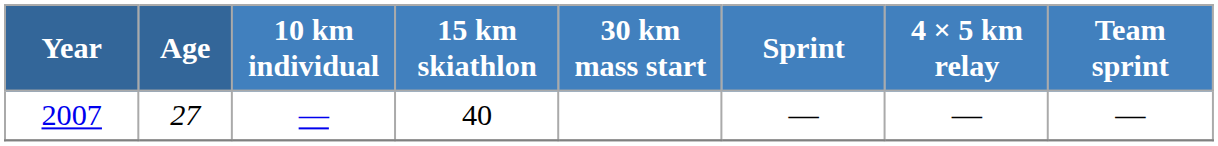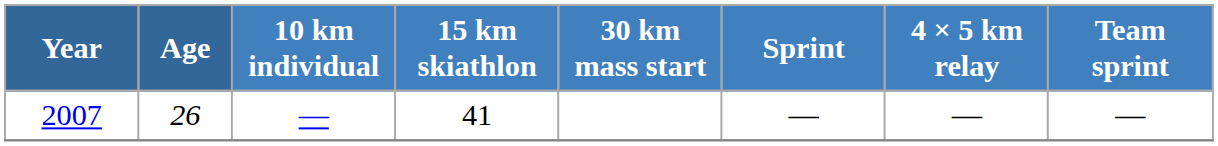(185, 115) 27 -> (185, 115) 26
(477, 115) 40 -> (477, 115) 41
